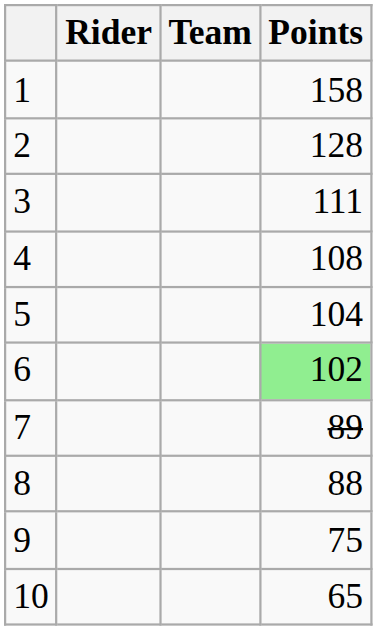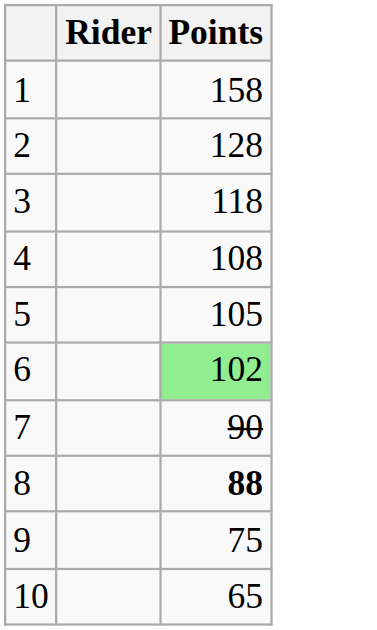- column: (210, 32)
(338, 201) 111 -> (237, 201) 118
(336, 314) 104 -> (236, 314) 105
(345, 426) 89 -> (245, 426) 90
(345, 483) normal -> (245, 483) bold
